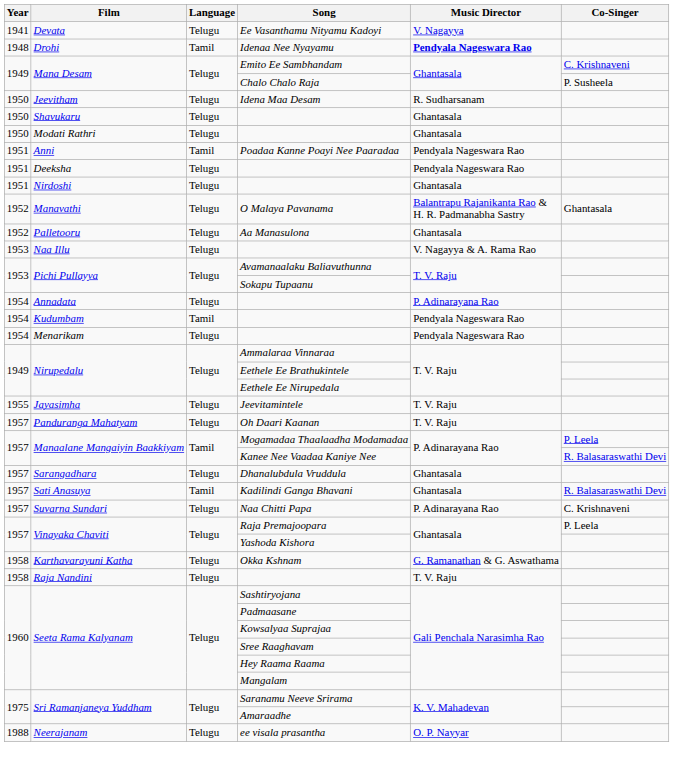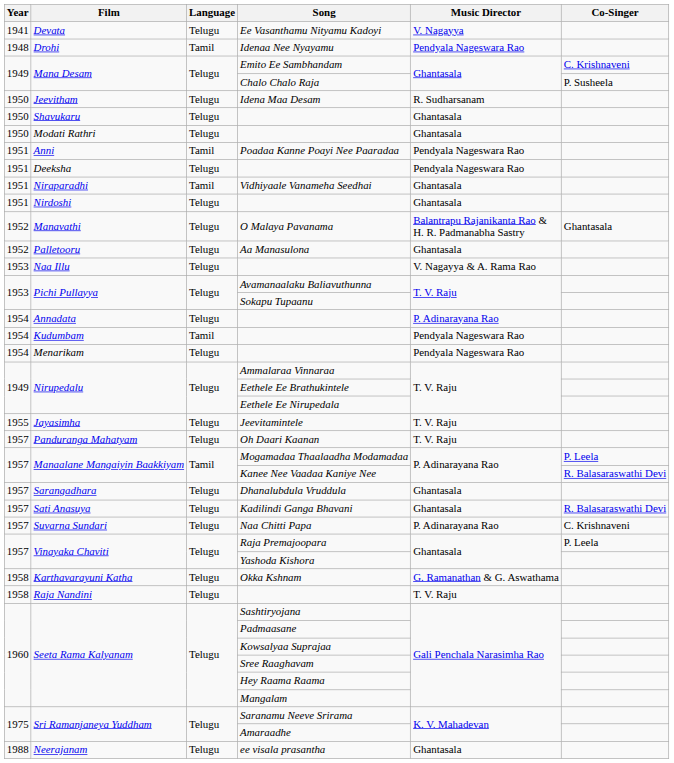(472, 47) bold -> (469, 47) normal
+ row: (61, 185)
(202, 491) Tamil -> (204, 508) Telugu
(441, 732) O. P. Nayyar -> (437, 750) Ghantasala
